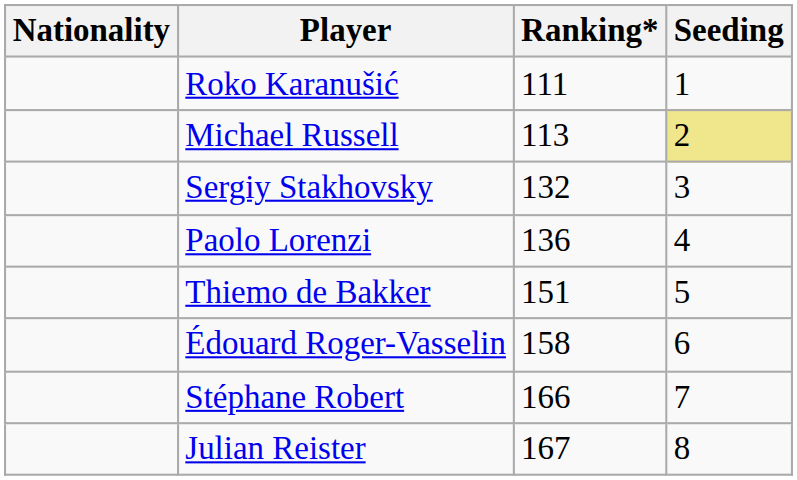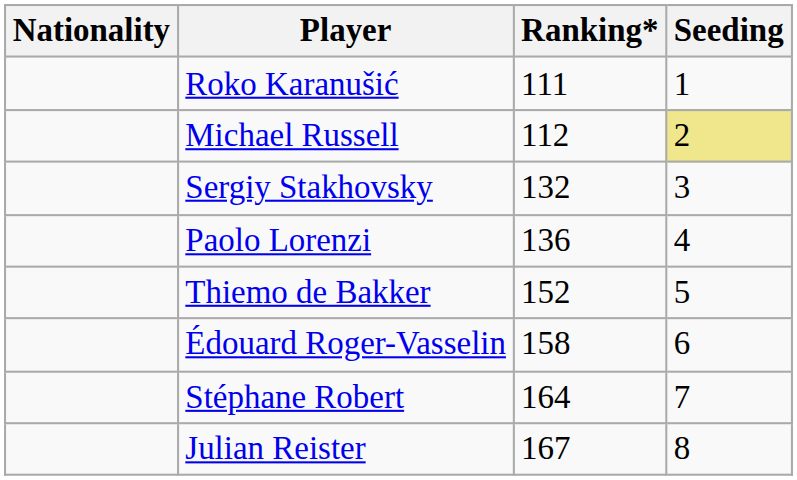(545, 135) 113 -> (545, 135) 112
(546, 291) 151 -> (546, 291) 152
(546, 396) 166 -> (546, 396) 164
